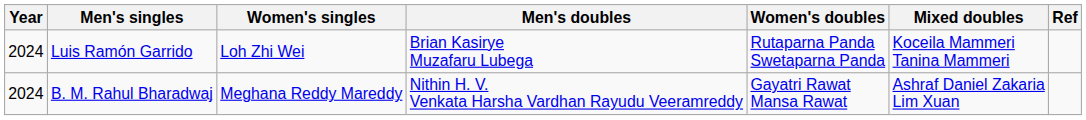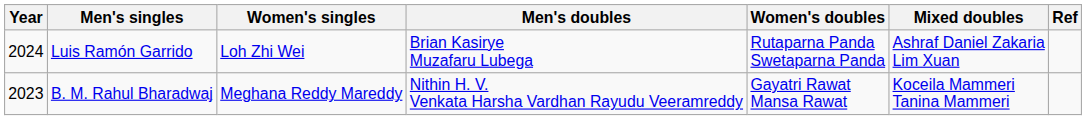(954, 51) Koceila Mammeri Tanina Mammeri -> (969, 51) Ashraf Daniel Zakaria Lim Xuan
(26, 94) 2024 -> (26, 94) 2023
(969, 94) Ashraf Daniel Zakaria Lim Xuan -> (954, 94) Koceila Mammeri Tanina Mammeri
